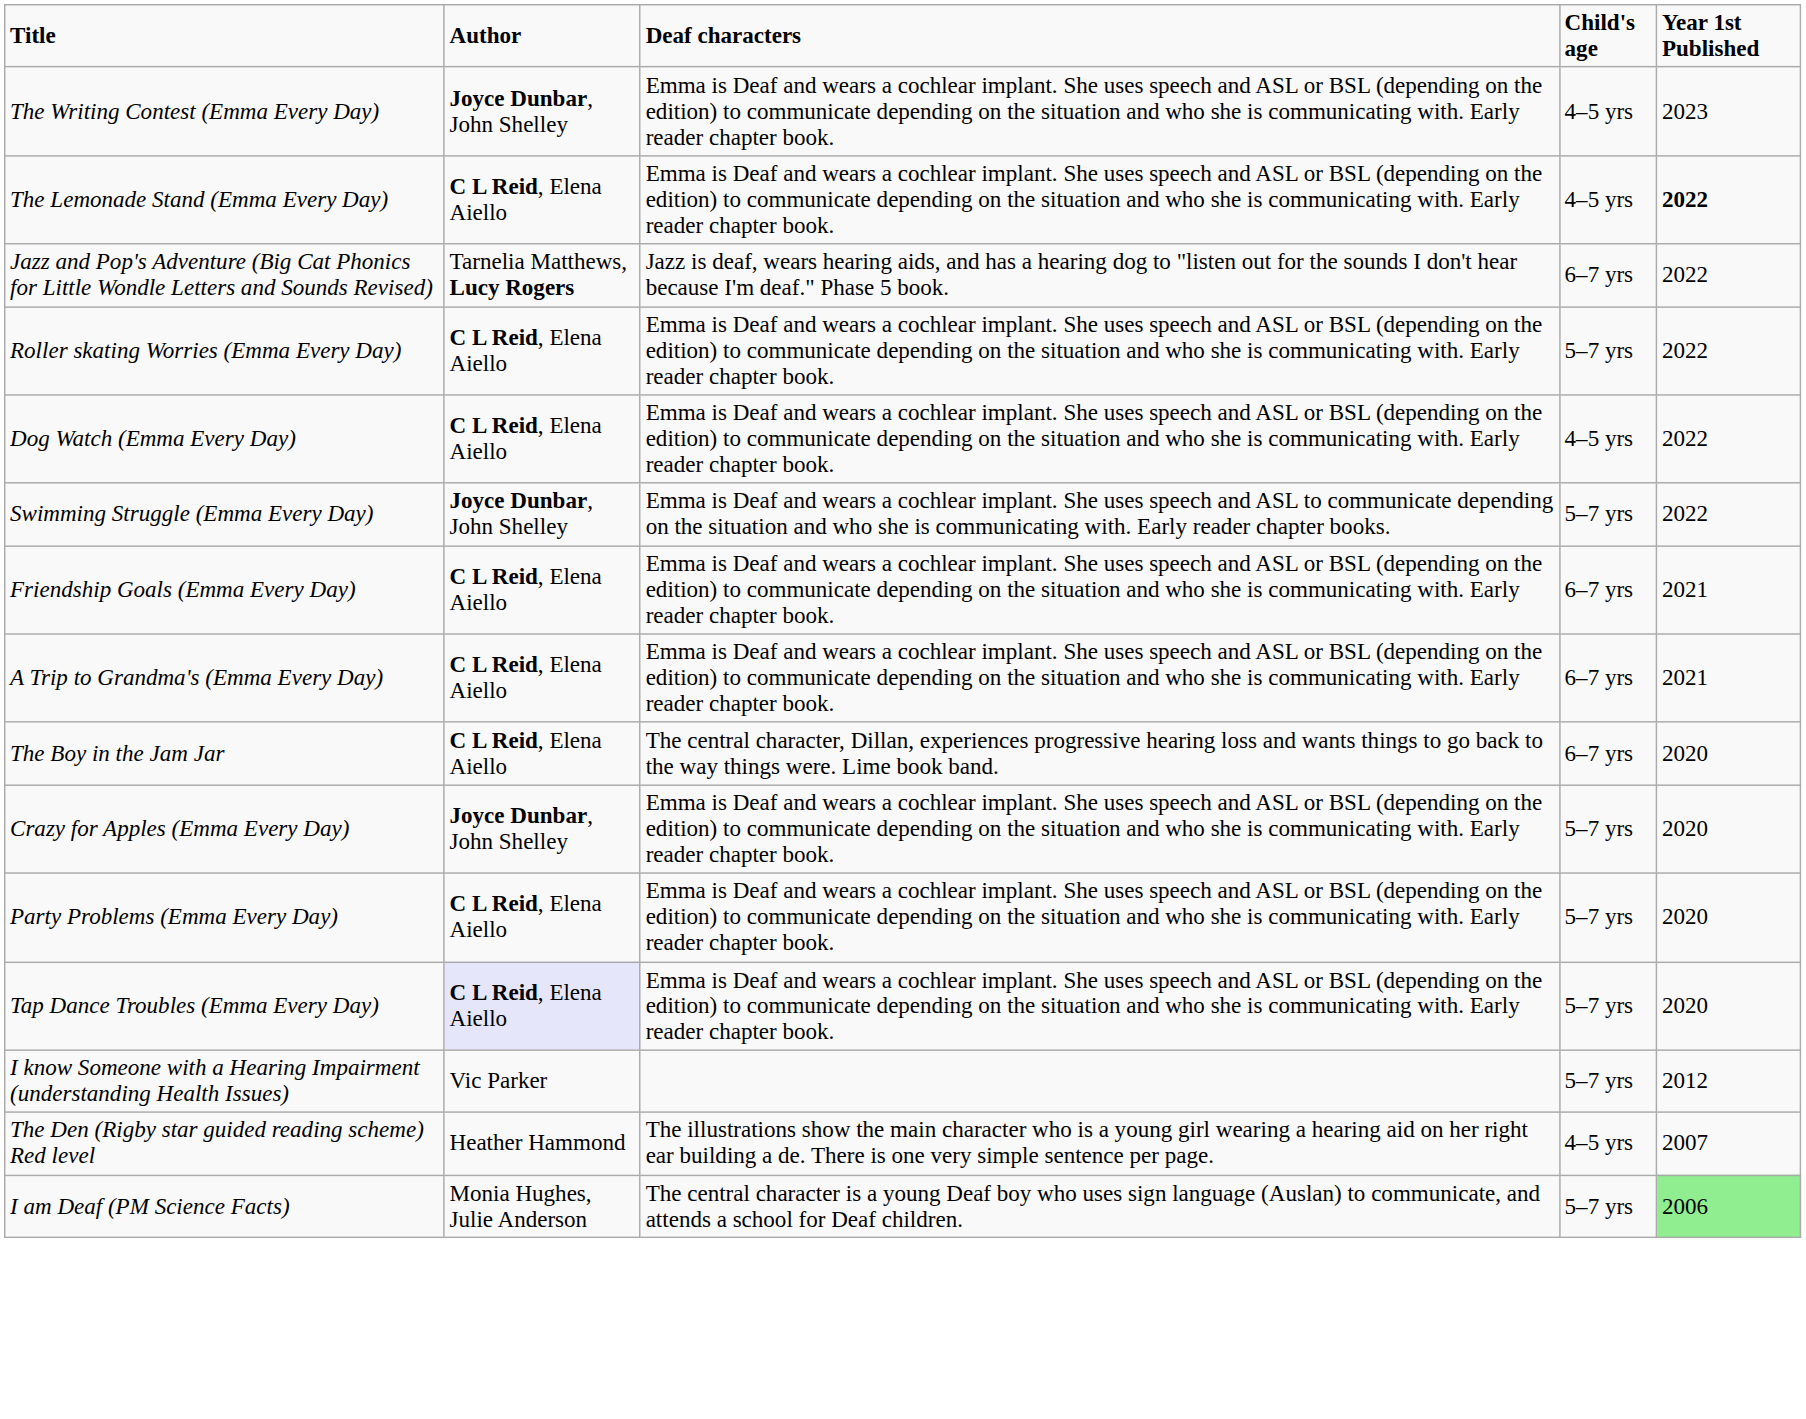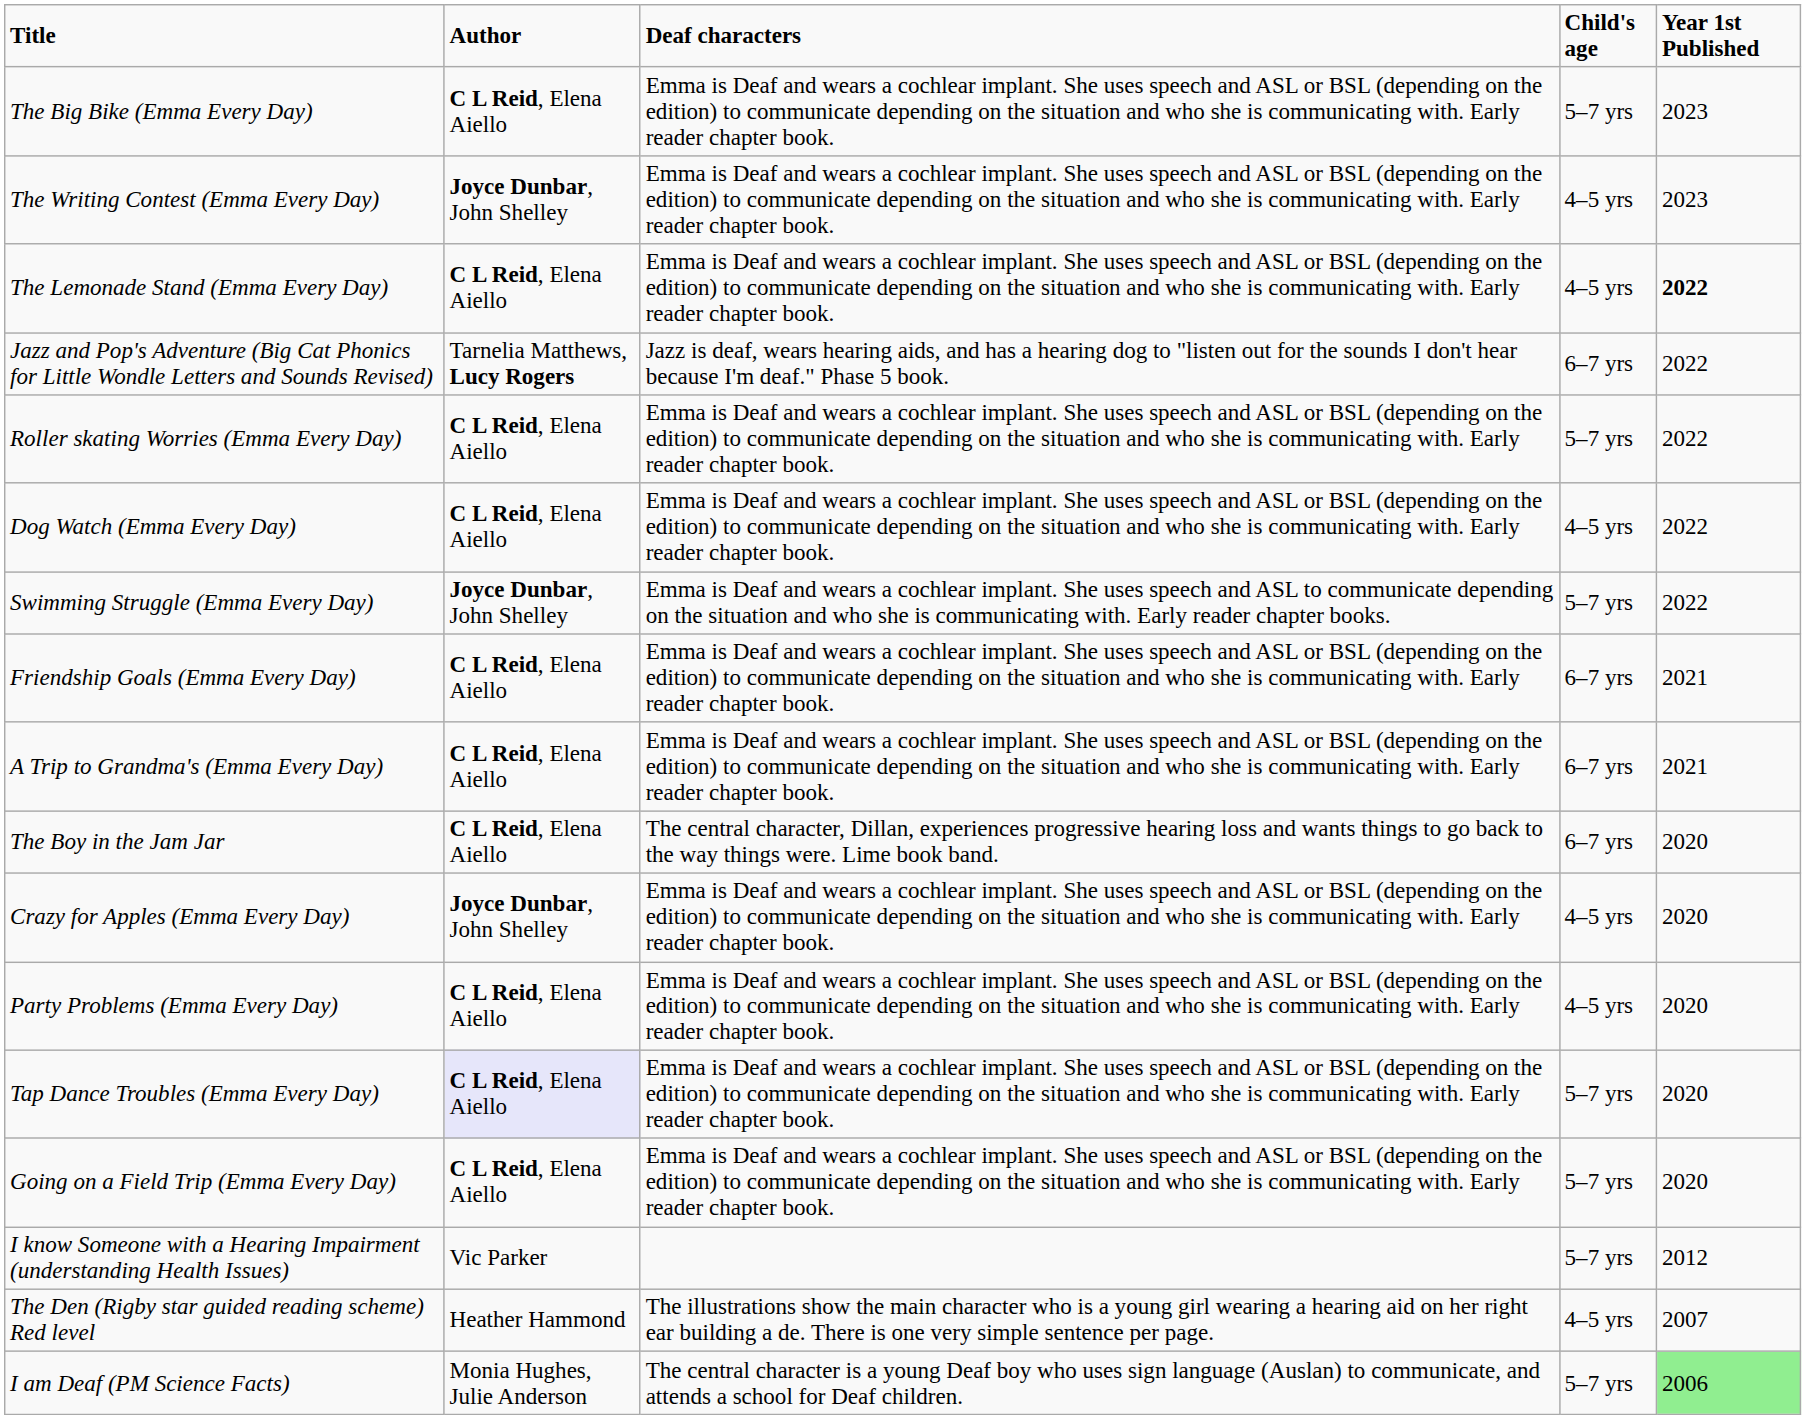+ row: (161, 111)
(1599, 828) 5–7 yrs -> (1599, 917) 4–5 yrs
(1599, 917) 5–7 yrs -> (1599, 1005) 4–5 yrs
+ row: (203, 1182)
